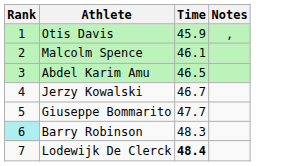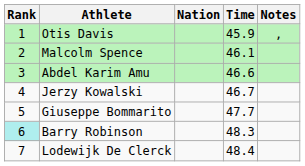+ column: (199, 14)
(192, 73) 46.5 -> (240, 73) 46.6
(192, 151) bold -> (240, 151) normal
